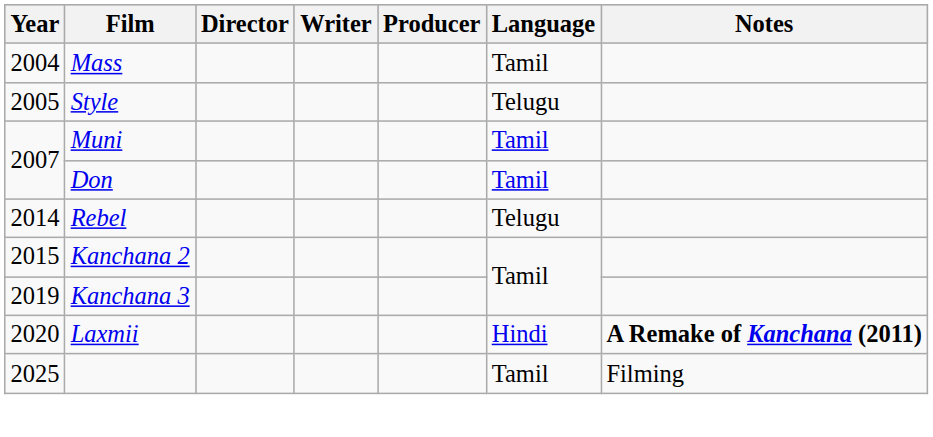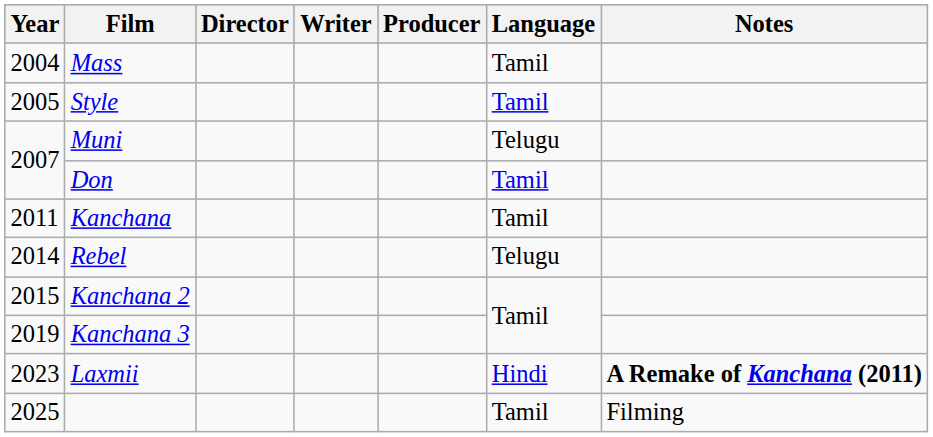(526, 101) Telugu -> (520, 101) Tamil
(520, 140) Tamil -> (526, 140) Telugu
+ row: (121, 218)
(35, 334) 2020 -> (35, 373) 2023
